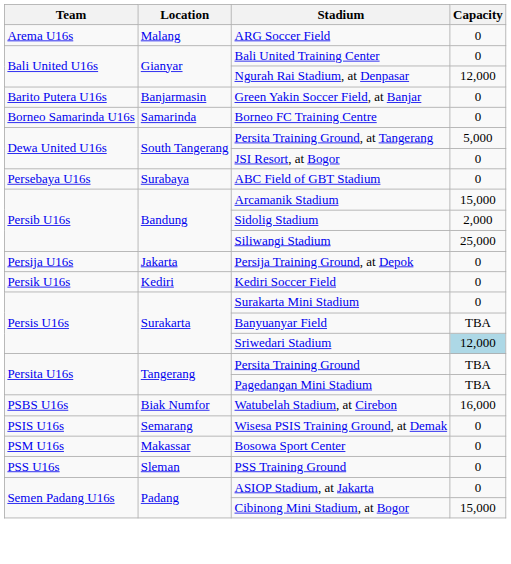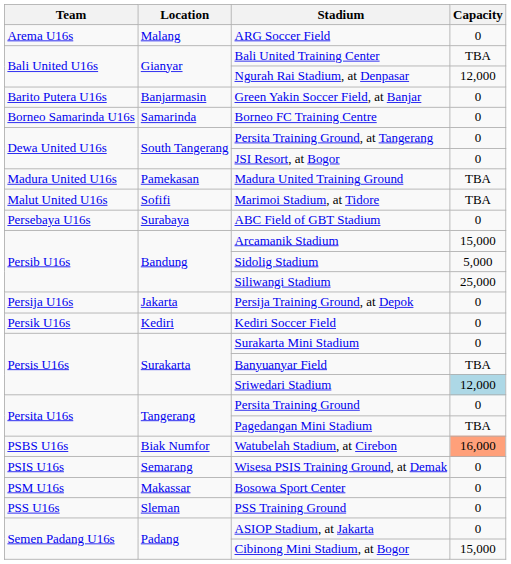(478, 55) 0 -> (478, 55) TBA
(478, 138) 5,000 -> (478, 138) 0
+ row: (319, 179)
+ row: (307, 199)
(478, 220) 2,000 -> (478, 261) 5,000
(478, 364) TBA -> (478, 405) 0
(478, 405) no background -> (478, 446) lightsalmon background
